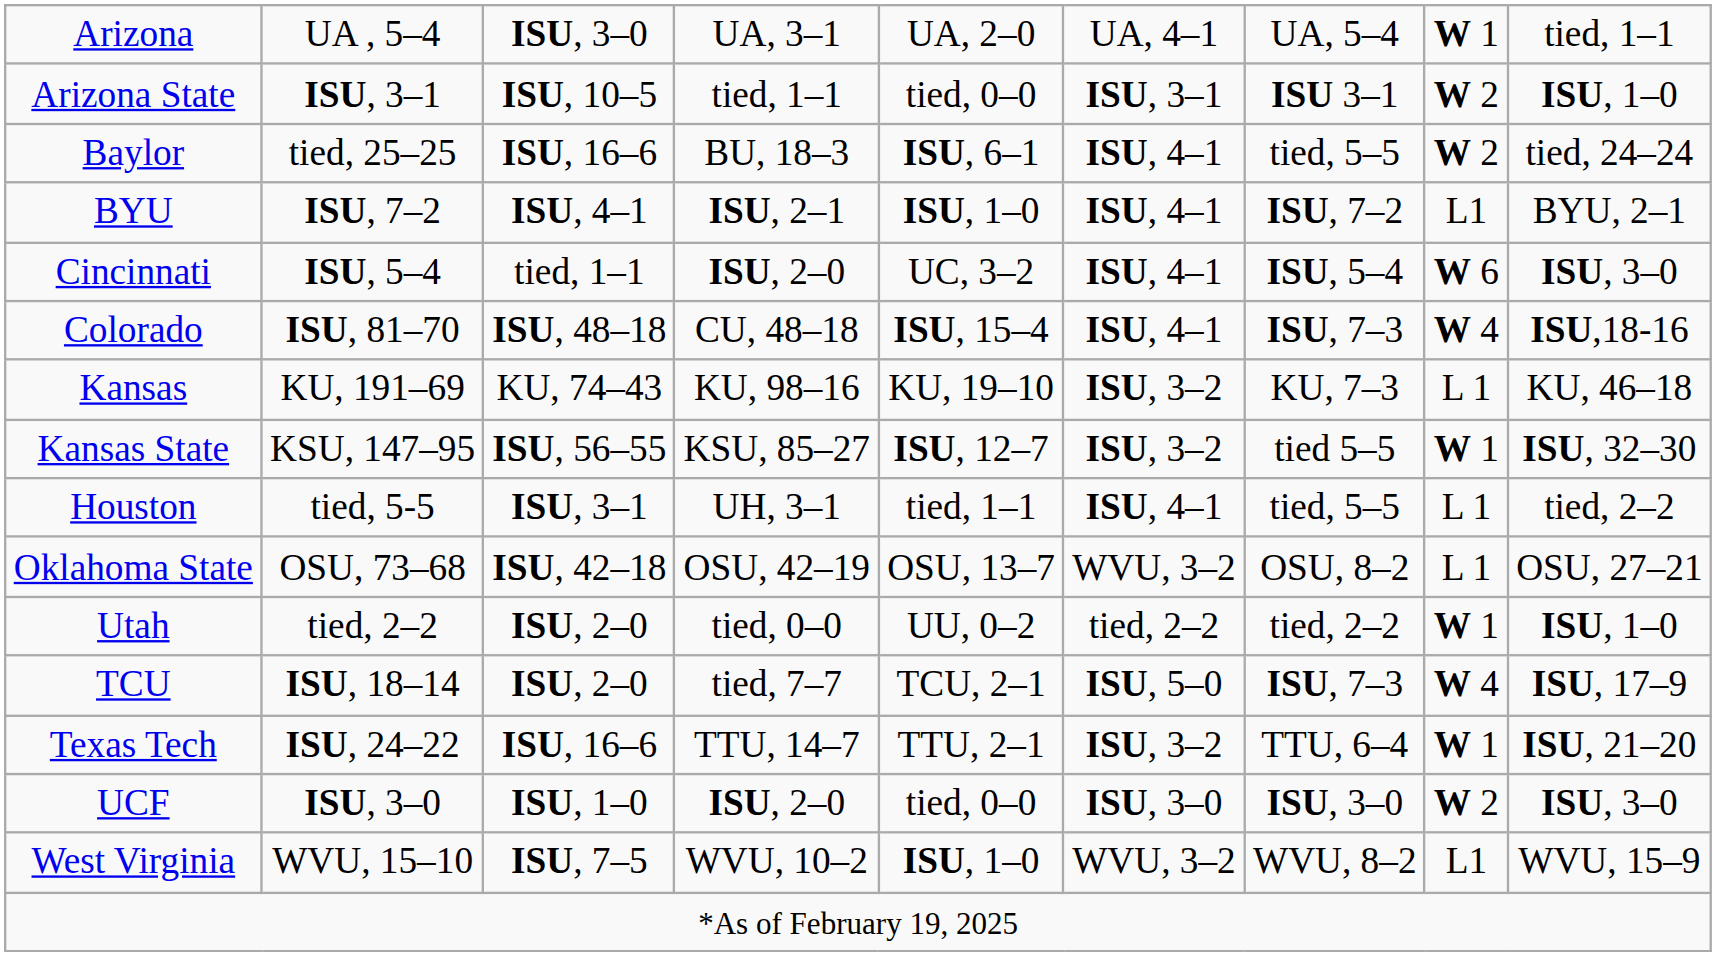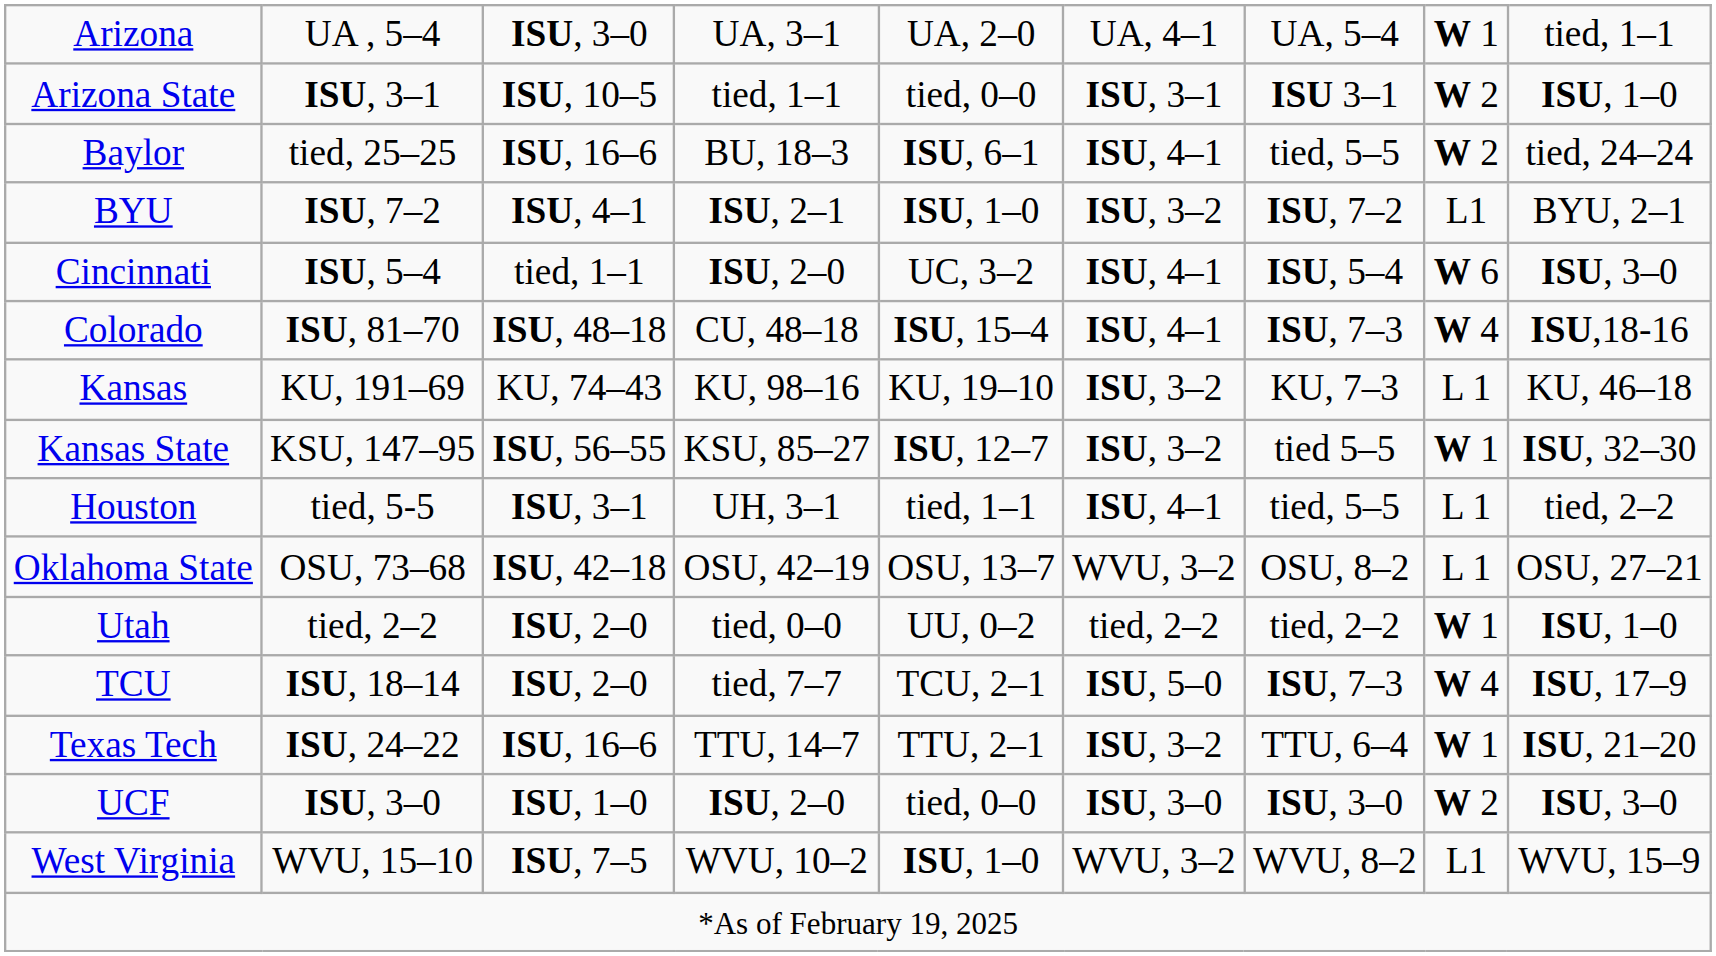(1154, 211) ISU, 4–1 -> (1154, 211) ISU, 3–2
